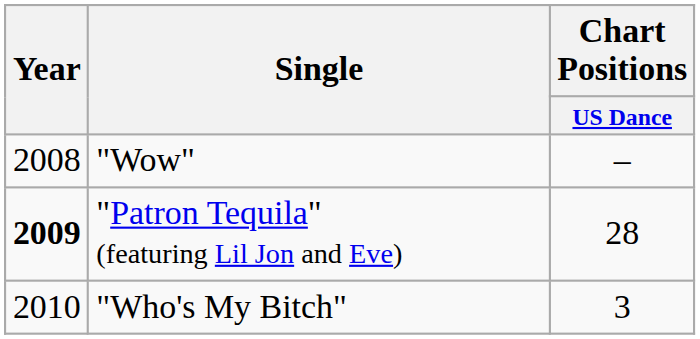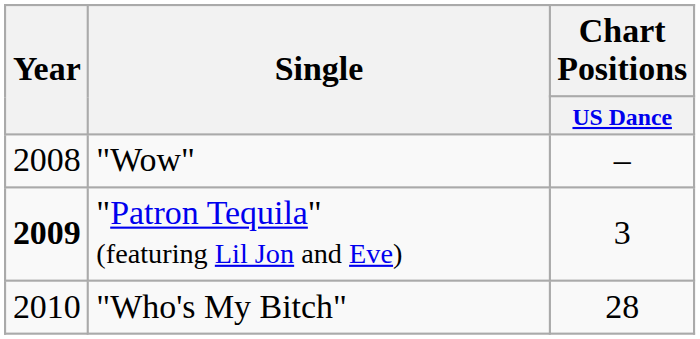(622, 233) 28 -> (622, 233) 3
(622, 306) 3 -> (622, 306) 28
